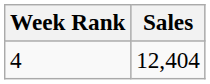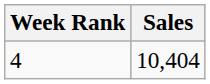(168, 59) 12,404 -> (168, 59) 10,404
